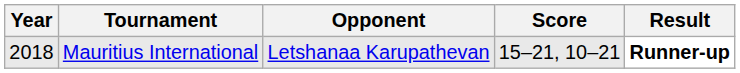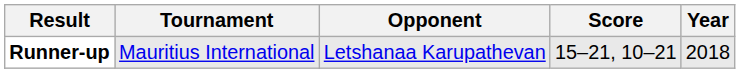columns swapped: (31, 21) <-> (680, 21)
